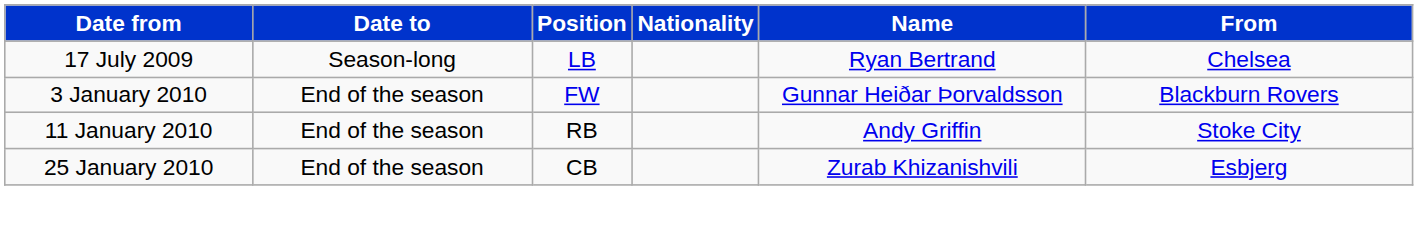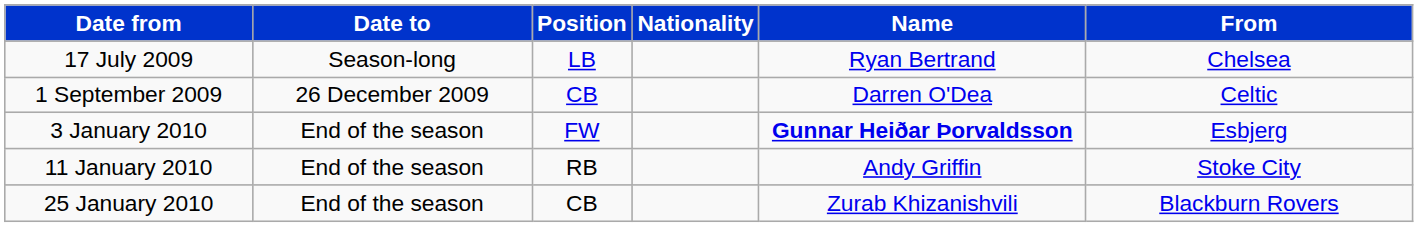+ row: (129, 95)
(922, 95) normal -> (922, 131) bold
(1249, 95) Blackburn Rovers -> (1249, 131) Esbjerg
(1249, 167) Esbjerg -> (1249, 203) Blackburn Rovers
